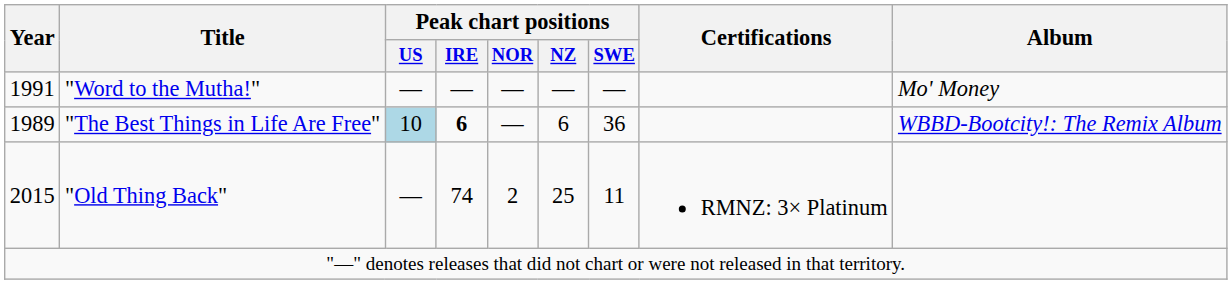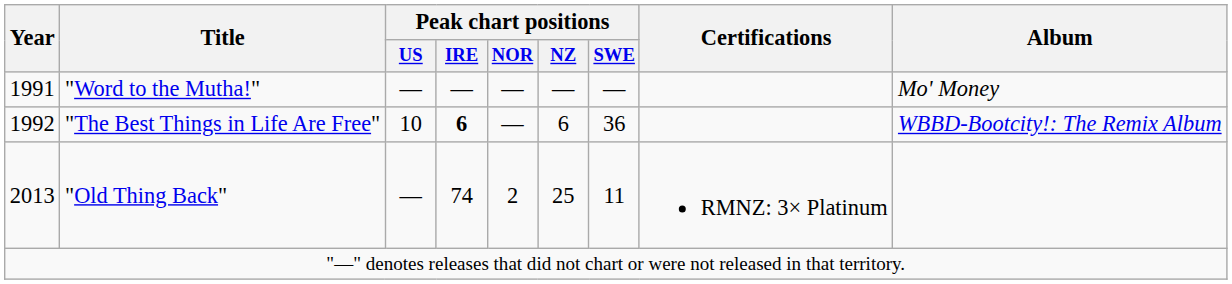(32, 124) 1989 -> (32, 124) 1992
(411, 124) lightblue background -> (411, 124) no background
(32, 195) 2015 -> (32, 195) 2013
